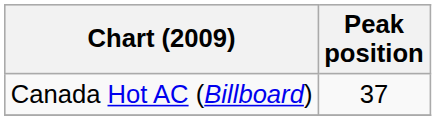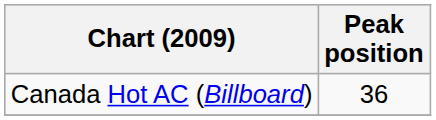(374, 94) 37 -> (374, 94) 36
